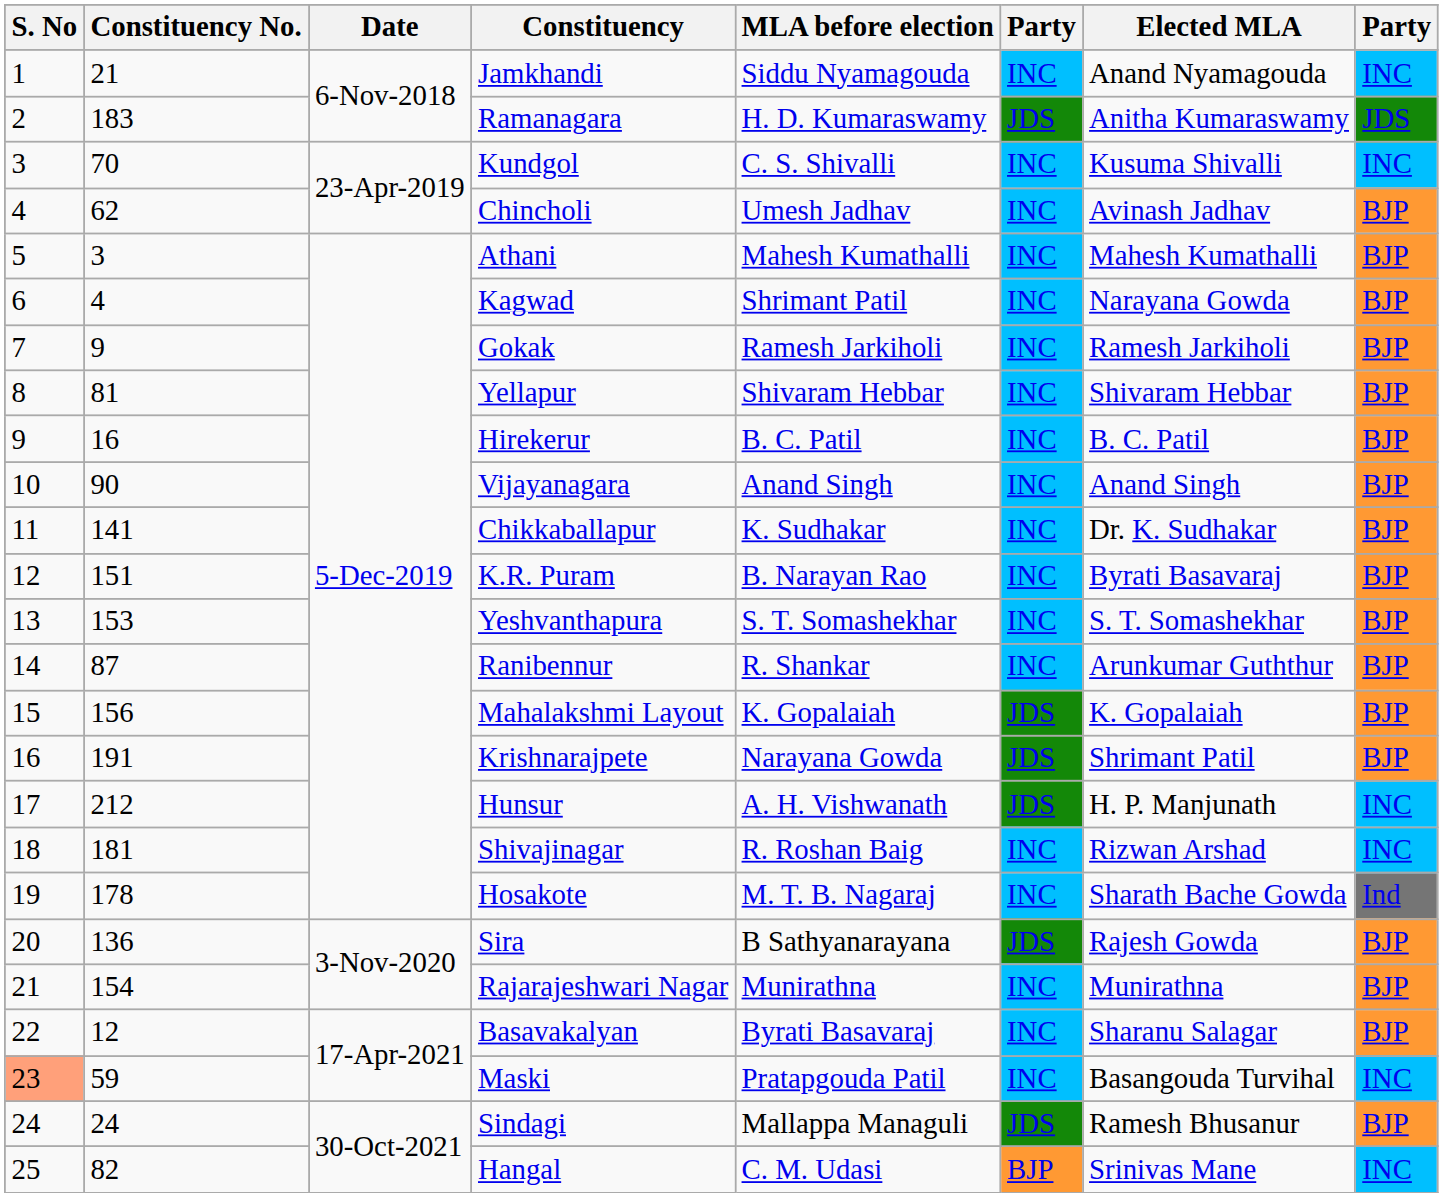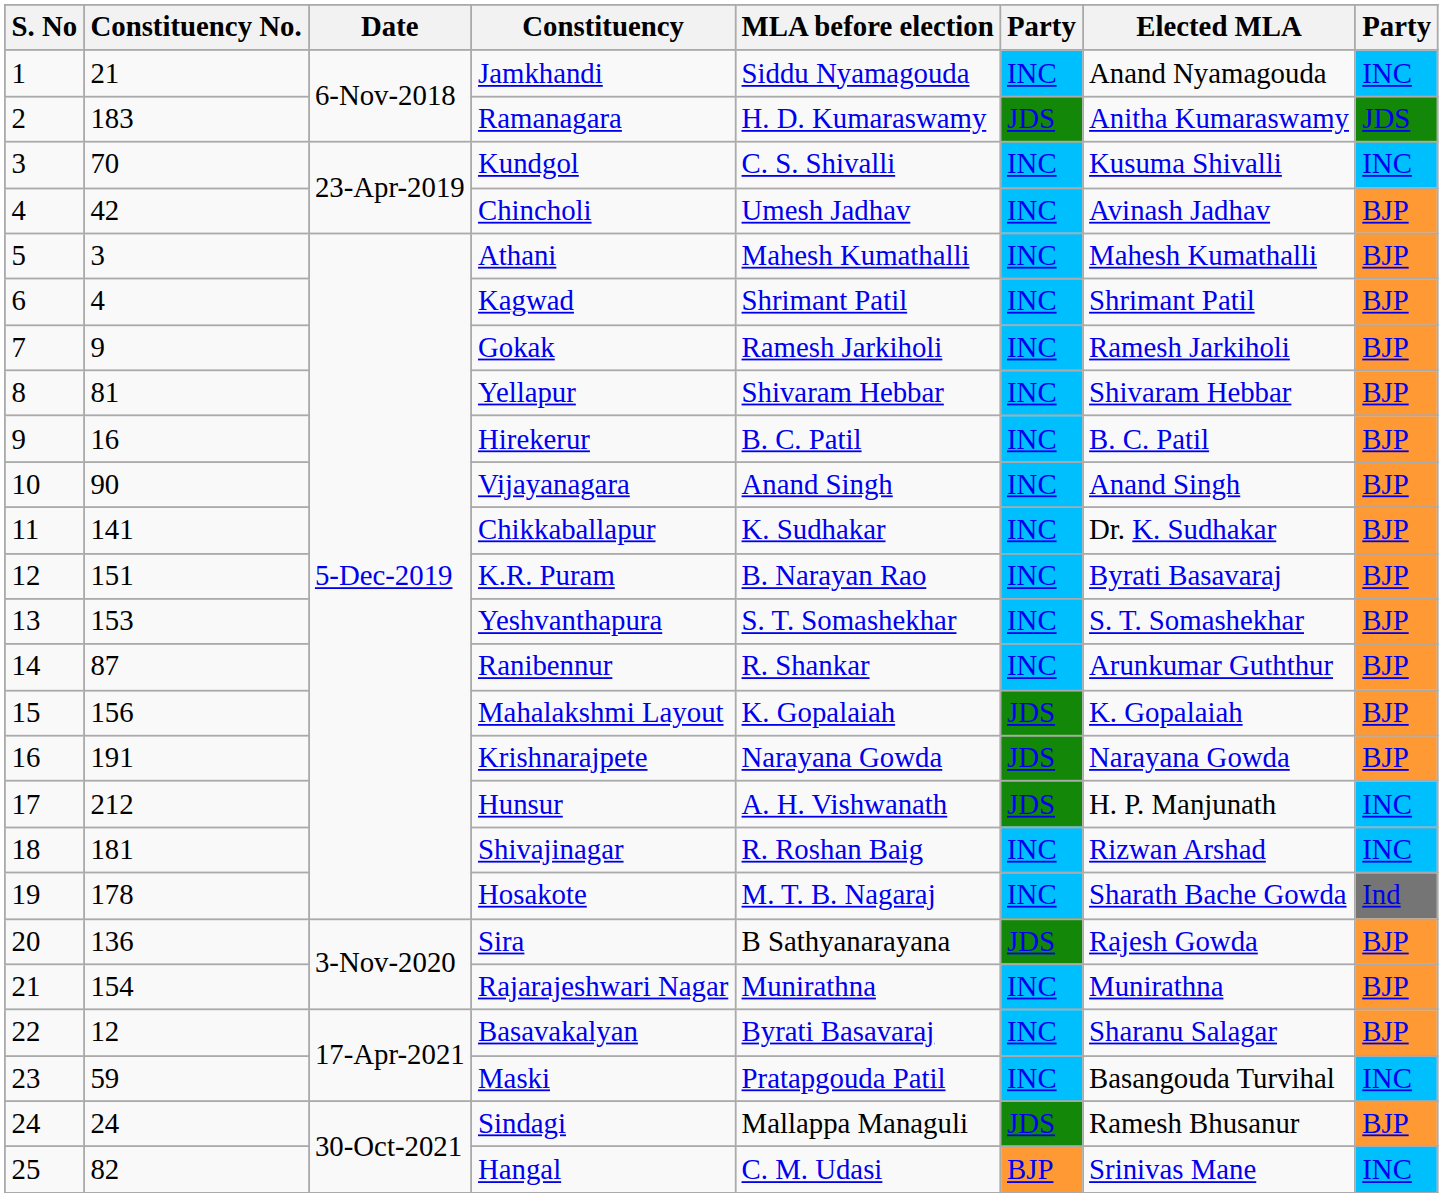(105, 210) 62 -> (105, 210) 42
(1189, 301) Narayana Gowda -> (1172, 301) Shrimant Patil
(1172, 758) Shrimant Patil -> (1189, 758) Narayana Gowda
(26, 1077) lightsalmon background -> (26, 1077) no background
